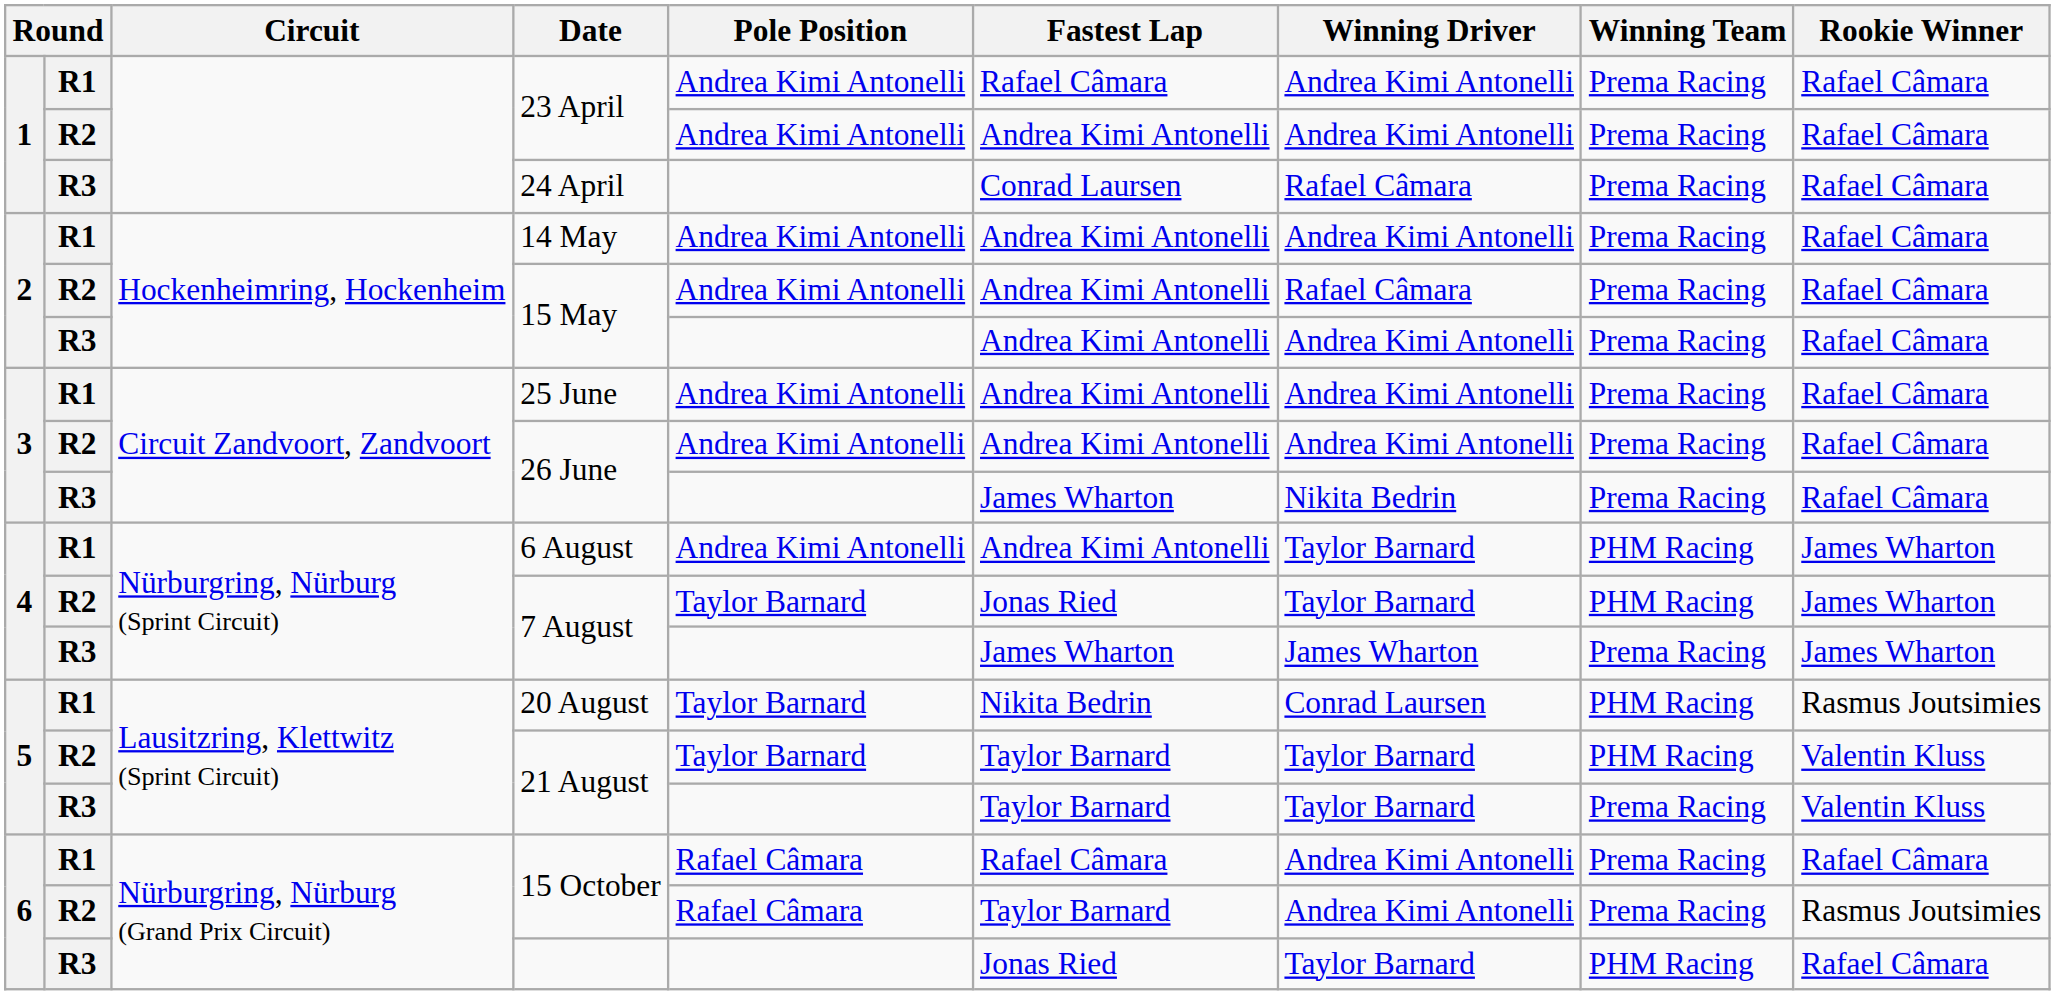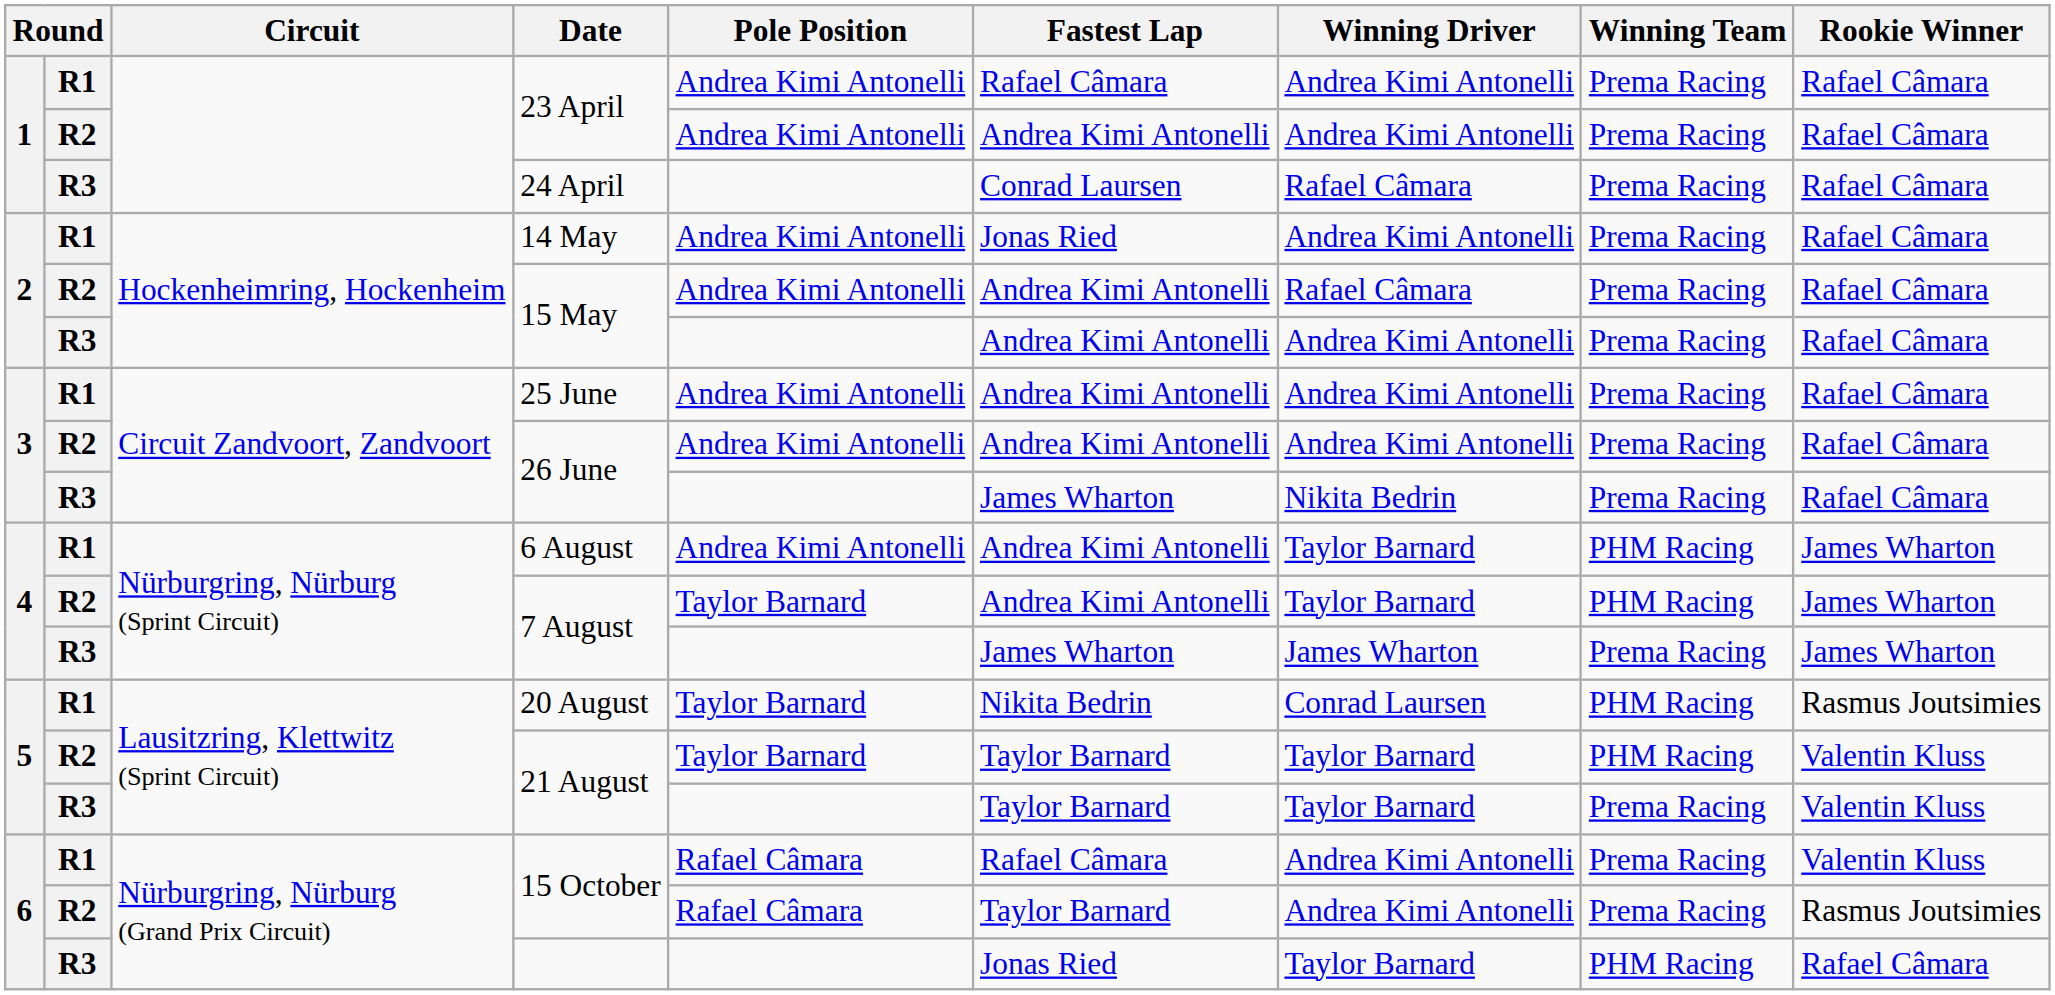(1125, 237) Andrea Kimi Antonelli -> (1048, 237) Jonas Ried
(1048, 600) Jonas Ried -> (1125, 600) Andrea Kimi Antonelli
(1895, 859) Rafael Câmara -> (1893, 859) Valentin Kluss
